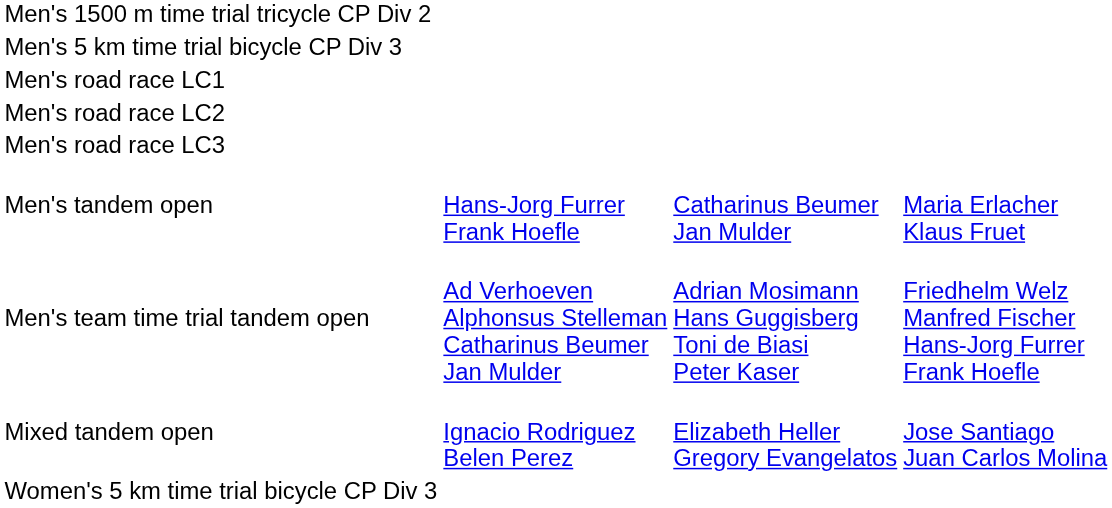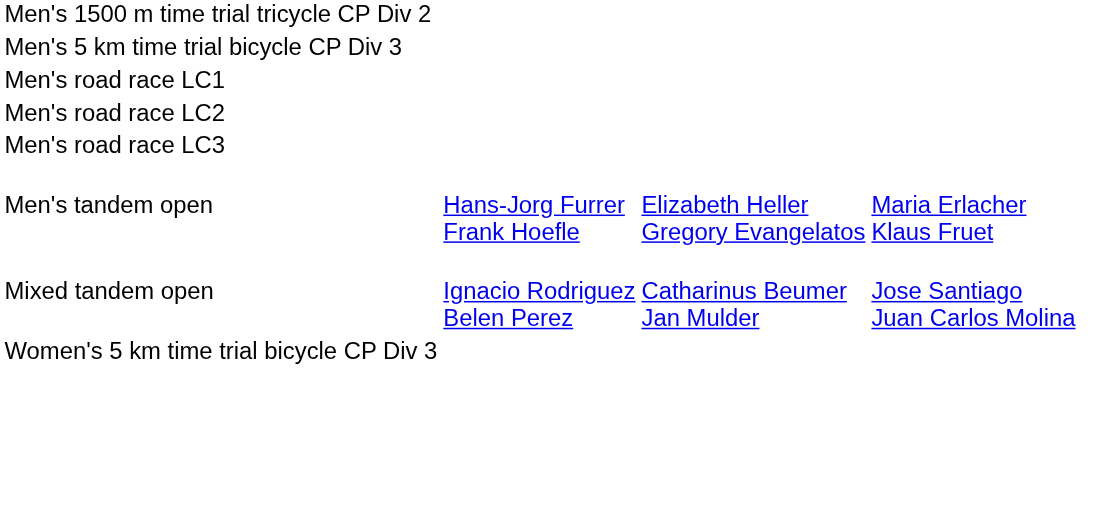(776, 218) Catharinus Beumer Jan Mulder -> (753, 218) Elizabeth Heller Gregory Evangelatos
- row: (187, 318)
(785, 445) Elizabeth Heller Gregory Evangelatos -> (744, 305) Catharinus Beumer Jan Mulder
